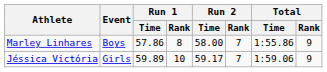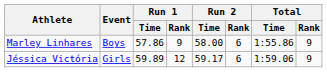(179, 43) 8 -> (179, 43) 9
(239, 43) 7 -> (239, 43) 6
(179, 59) 10 -> (179, 59) 12
(239, 59) 7 -> (239, 59) 6
